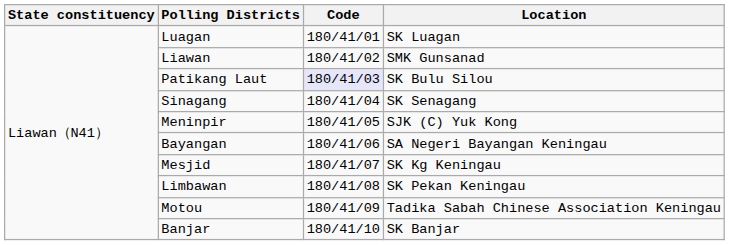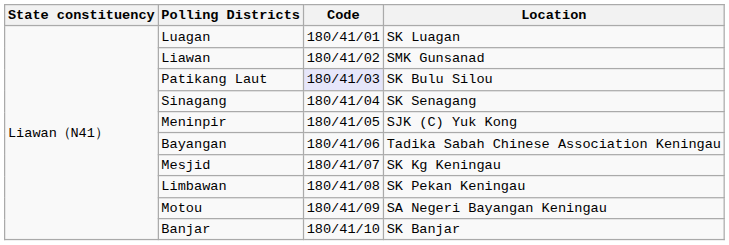(497, 144) SA Negeri Bayangan Keningau -> (554, 144) Tadika Sabah Chinese Association Keningau
(554, 208) Tadika Sabah Chinese Association Keningau -> (497, 208) SA Negeri Bayangan Keningau
